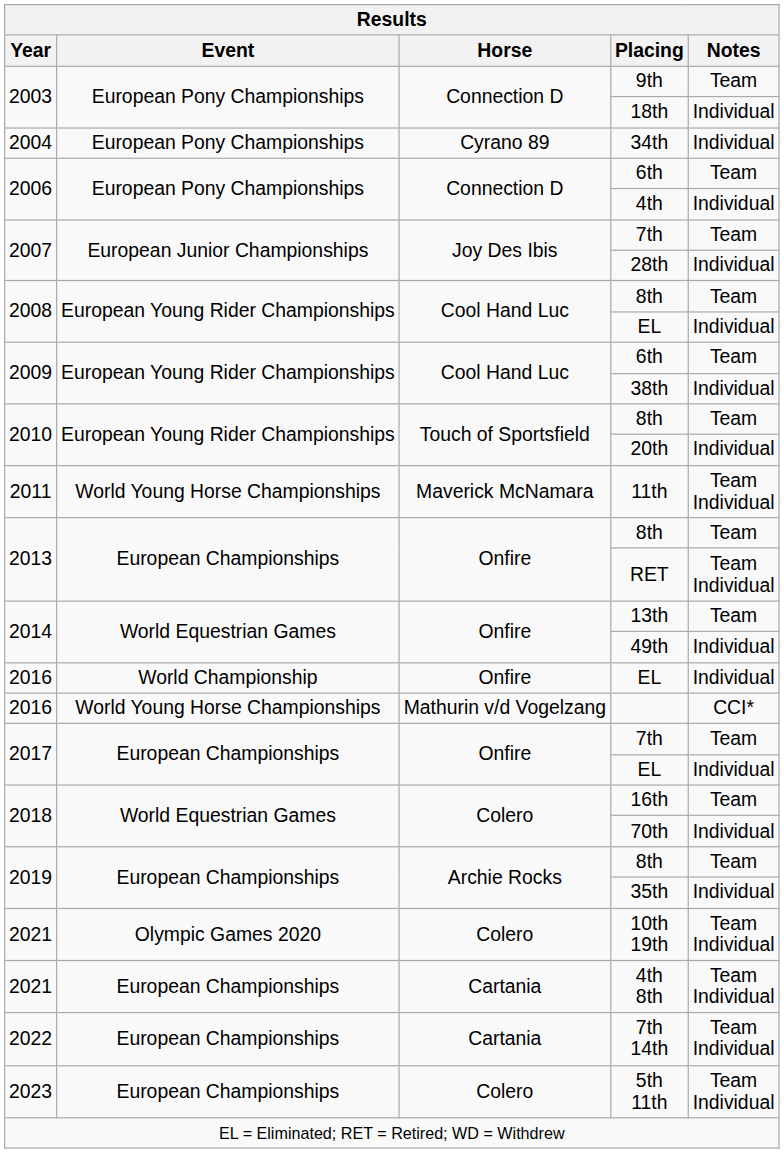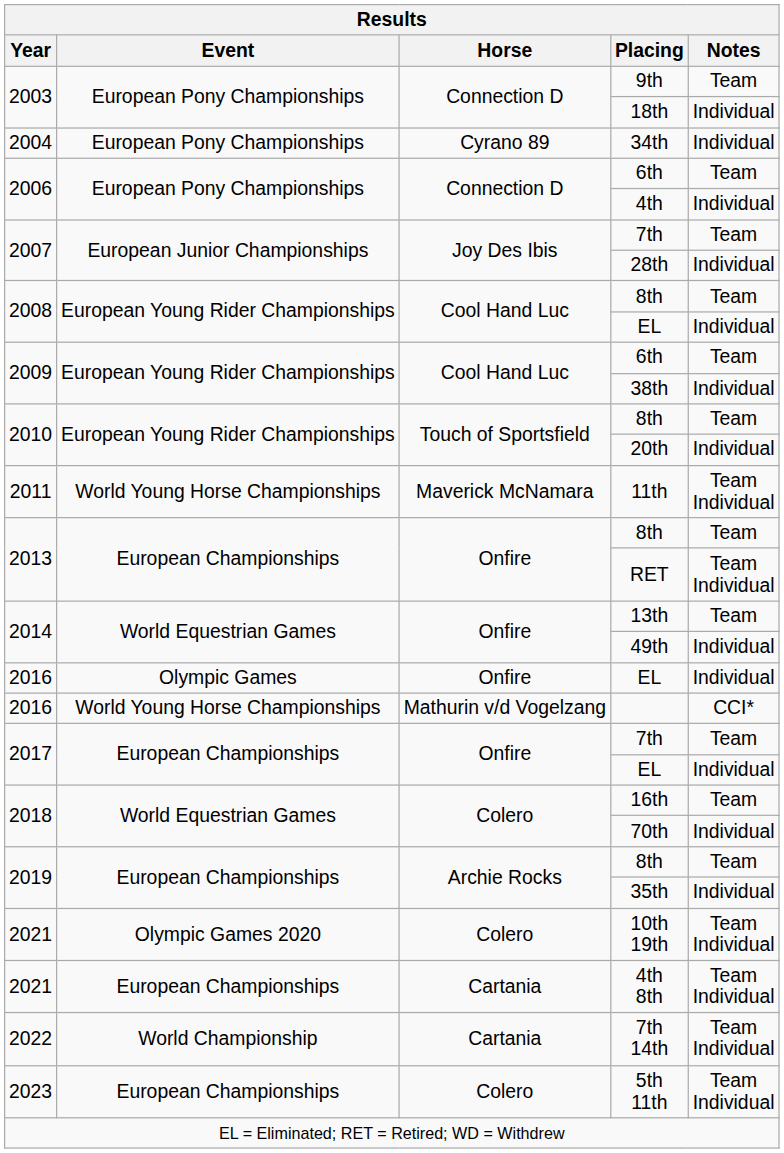(228, 677) World Championship -> (228, 677) Olympic Games
(228, 1038) European Championships -> (228, 1038) World Championship
